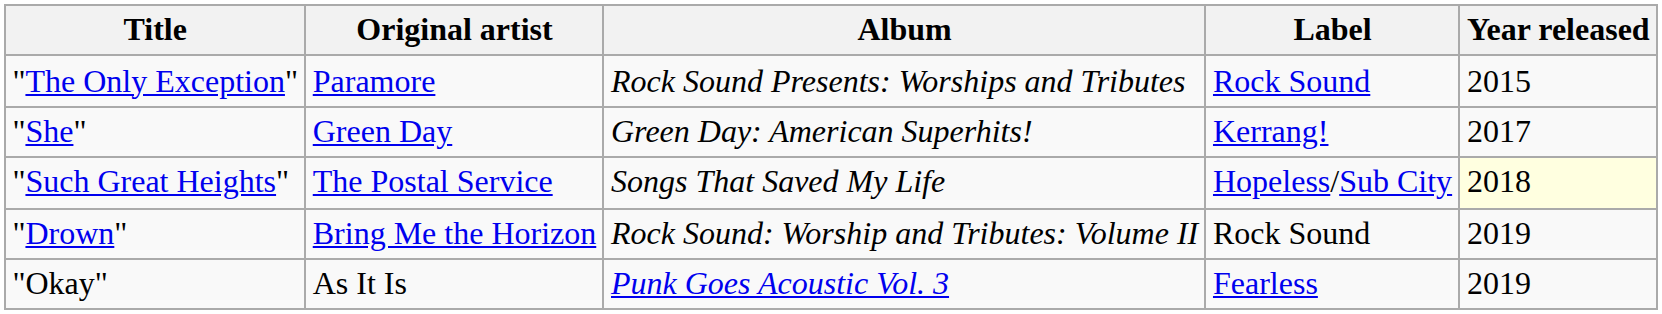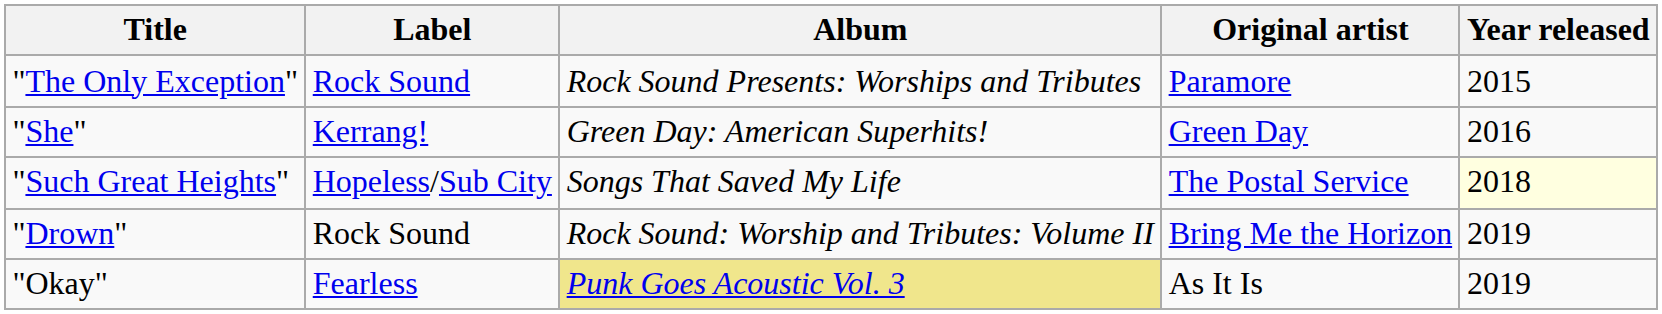columns swapped: (454, 29) <-> (1333, 29)
(1499, 131) 2017 -> (1499, 131) 2016
(780, 283) no background -> (736, 283) khaki background
